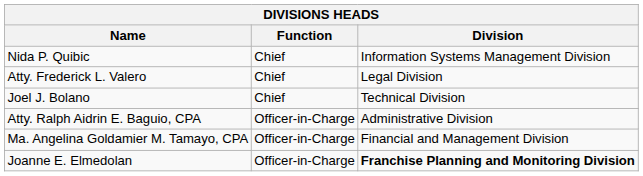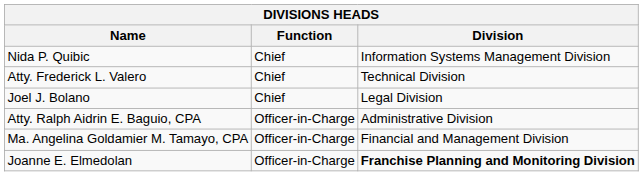(402, 77) Legal Division -> (413, 77) Technical Division
(413, 98) Technical Division -> (402, 98) Legal Division
